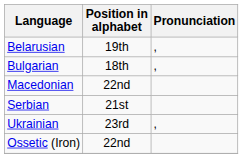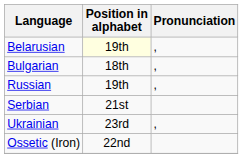(117, 47) no background -> (117, 47) lightyellow background
- row: (40, 85)
+ row: (29, 85)
